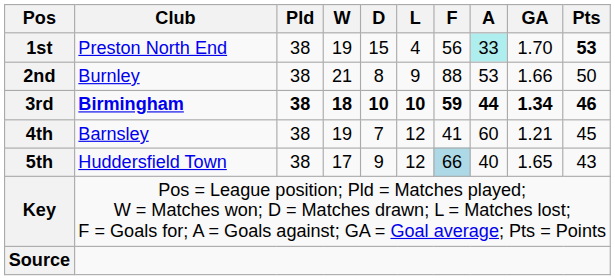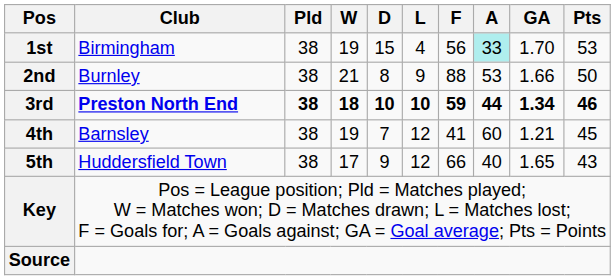(153, 47) Preston North End -> (127, 47) Birmingham
(587, 47) bold -> (587, 47) normal
(131, 104) Birmingham -> (158, 104) Preston North End
(452, 162) lightblue background -> (456, 162) no background
